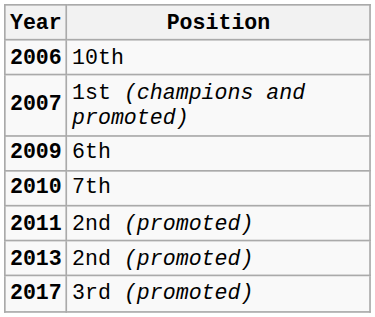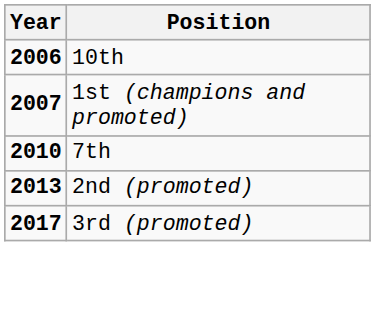- row: (36, 153)
- row: (36, 223)
